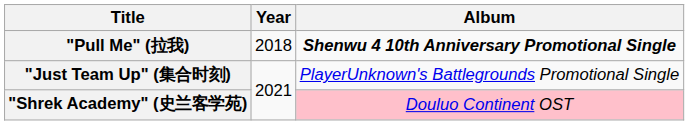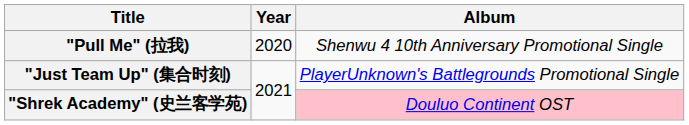(273, 45) 2018 -> (273, 45) 2020
(489, 45) bold -> (489, 45) normal
